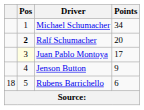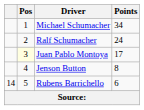(26, 39) bold -> (26, 39) normal
(119, 39) 20 -> (119, 39) 24
(116, 68) 9 -> (116, 68) 8
(11, 83) 18 -> (11, 83) 14
